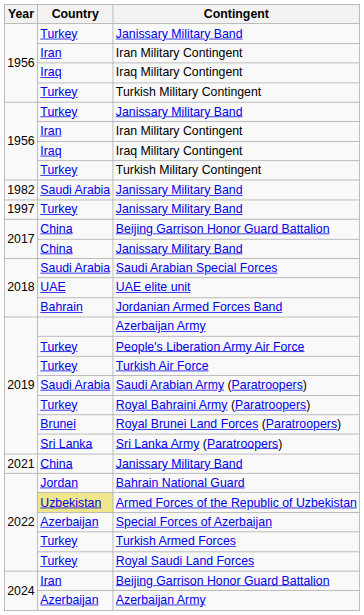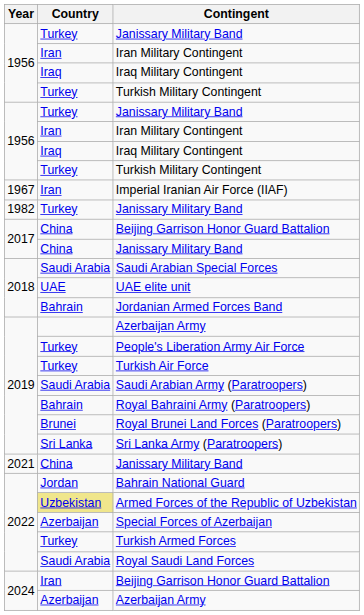+ row: (21, 190)
(75, 190) Saudi Arabia -> (59, 209) Turkey
- row: (21, 209)
(59, 405) Turkey -> (62, 405) Bahrain
(59, 561) Turkey -> (75, 561) Saudi Arabia
